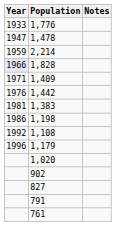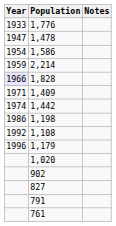+ row: (43, 52)
(16, 92) 1976 -> (16, 106) 1974
- row: (43, 106)
